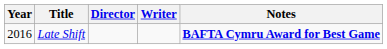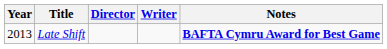(20, 33) 2016 -> (20, 33) 2013
